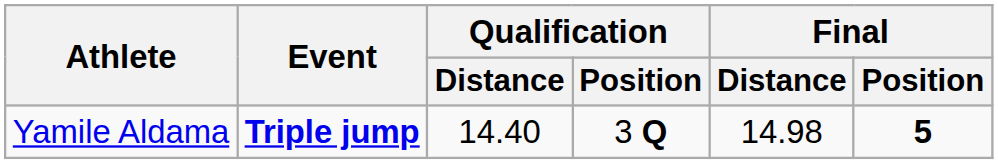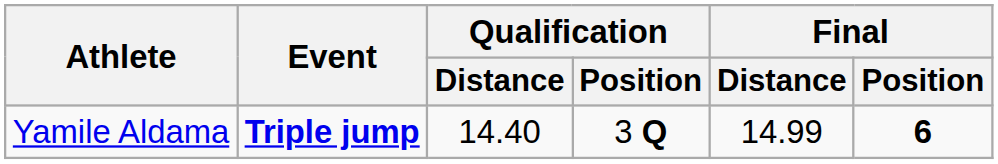(782, 132) 14.98 -> (782, 132) 14.99
(923, 132) 5 -> (923, 132) 6
